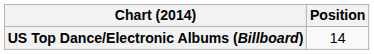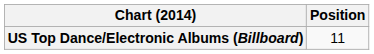(338, 37) 14 -> (338, 37) 11
